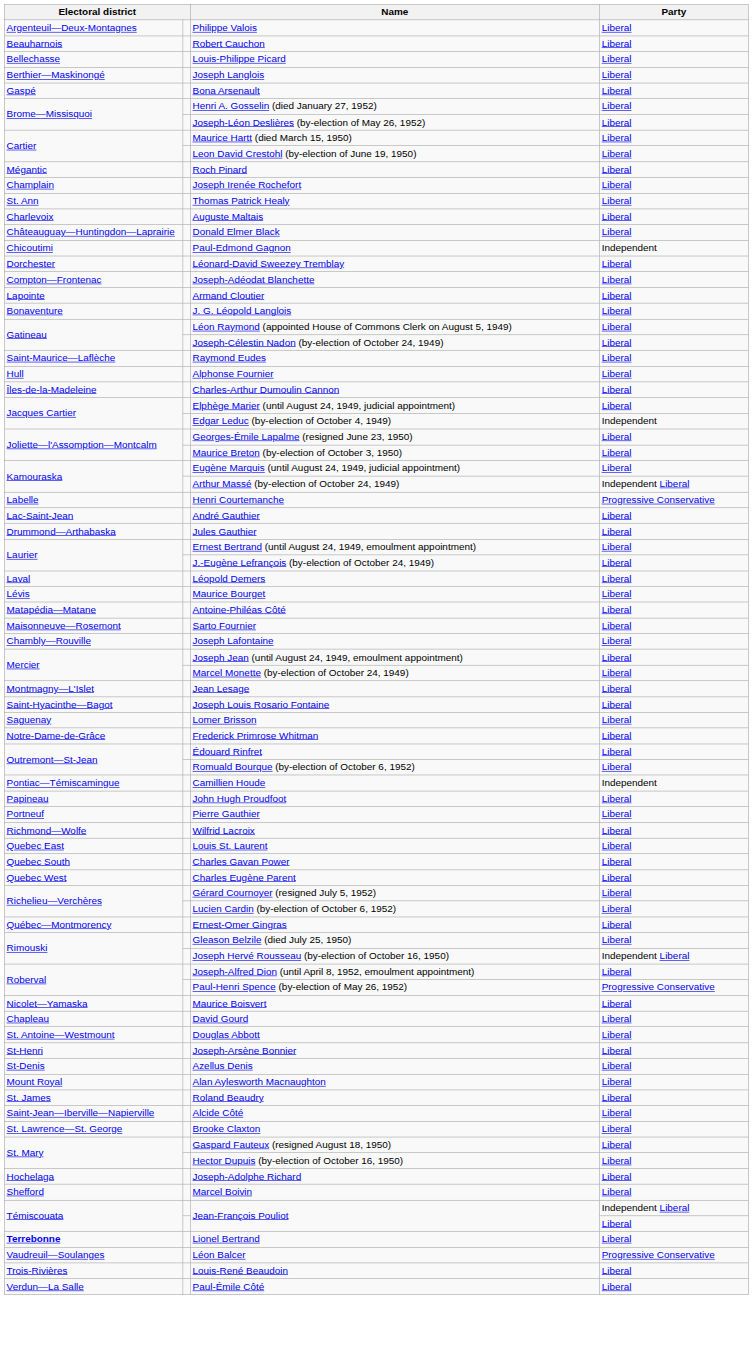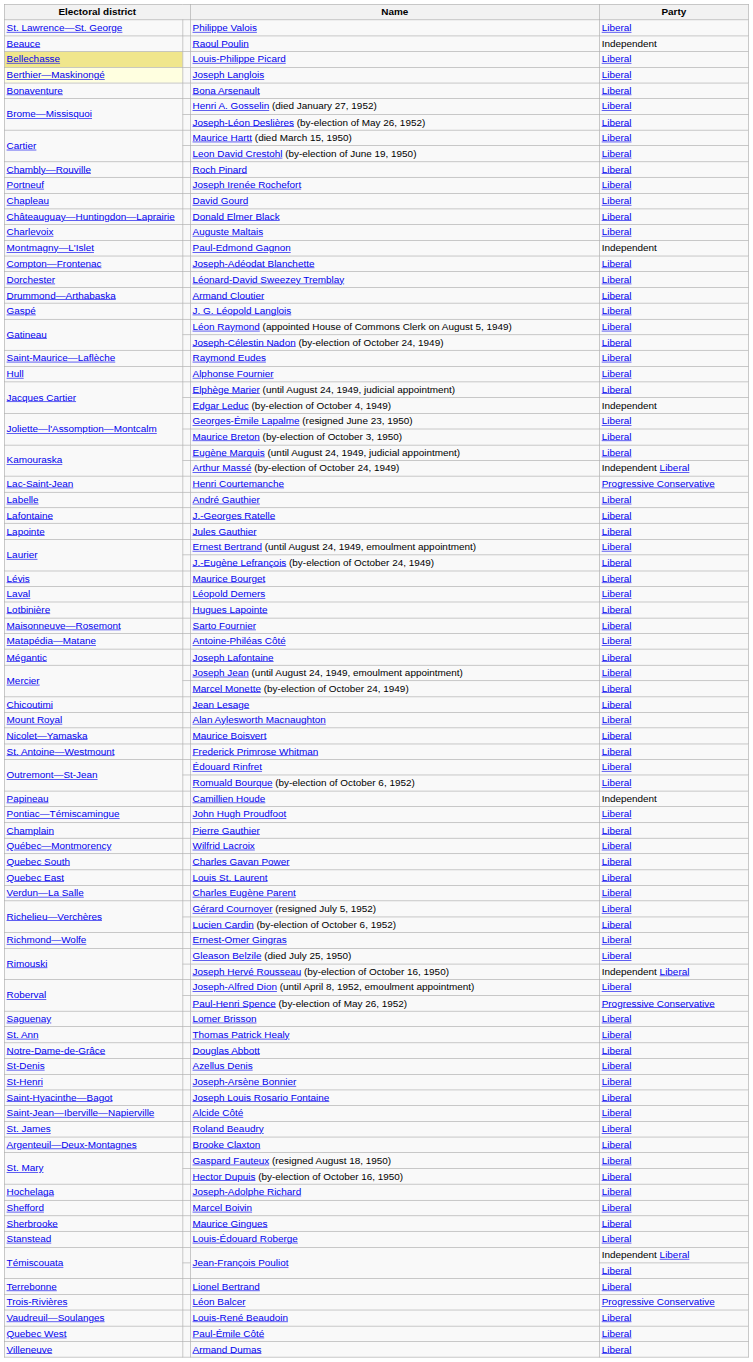(72, 28) Argenteuil—Deux-Montagnes -> (64, 28) St. Lawrence—St. George
+ row: (221, 43)
- row: (229, 43)
(33, 59) no background -> (33, 59) khaki background
(56, 75) no background -> (56, 75) lightyellow background
(21, 91) Gaspé -> (35, 91) Bonaventure
(27, 169) Mégantic -> (49, 169) Chambly—Rouville
(30, 185) Champlain -> (25, 185) Portneuf
rows swapped: (220, 1019) <-> (241, 201)
rows swapped: (228, 216) <-> (236, 232)
(30, 248) Chicoutimi -> (50, 248) Montmagny—L'Islet
rows swapped: (253, 279) <-> (268, 264)
(26, 295) Lapointe -> (61, 295) Drummond—Arthabaska
(35, 311) Bonaventure -> (21, 311) Gaspé
- row: (266, 389)
(23, 500) Labelle -> (40, 484) Lac-Saint-Jean
(40, 515) Lac-Saint-Jean -> (23, 500) Labelle
+ row: (234, 515)
(61, 531) Drummond—Arthabaska -> (26, 531) Lapointe
rows swapped: (229, 578) <-> (229, 594)
+ row: (230, 610)
rows swapped: (224, 625) <-> (239, 610)
(49, 641) Chambly—Rouville -> (27, 657) Mégantic
(50, 688) Montmagny—L'Islet -> (30, 704) Chicoutimi
rows swapped: (259, 1082) <-> (261, 704)
rows swapped: (229, 1003) <-> (225, 720)
(56, 736) Notre-Dame-de-Grâce -> (61, 751) St. Antoine—Westmount
(63, 783) Pontiac—Témiscamingue -> (28, 798) Papineau
(28, 798) Papineau -> (63, 814) Pontiac—Témiscamingue
(25, 814) Portneuf -> (30, 830) Champlain
(46, 830) Richmond—Wolfe -> (59, 846) Québec—Montmorency
rows swapped: (230, 846) <-> (241, 861)
(37, 877) Quebec West -> (45, 893) Verdun—La Salle
(59, 924) Québec—Montmorency -> (46, 940) Richmond—Wolfe
(61, 1034) St. Antoine—Westmount -> (56, 1050) Notre-Dame-de-Grâce
rows swapped: (223, 1066) <-> (244, 1050)
rows swapped: (228, 1097) <-> (218, 1113)
(64, 1129) St. Lawrence—St. George -> (72, 1145) Argenteuil—Deux-Montagnes
+ row: (230, 1223)
+ row: (245, 1239)
(34, 1239) bold -> (32, 1286) normal
(56, 1255) Vaudreuil—Soulanges -> (37, 1302) Trois-Rivières
(37, 1270) Trois-Rivières -> (56, 1318) Vaudreuil—Soulanges
(45, 1286) Verdun—La Salle -> (37, 1333) Quebec West
+ row: (227, 1349)
